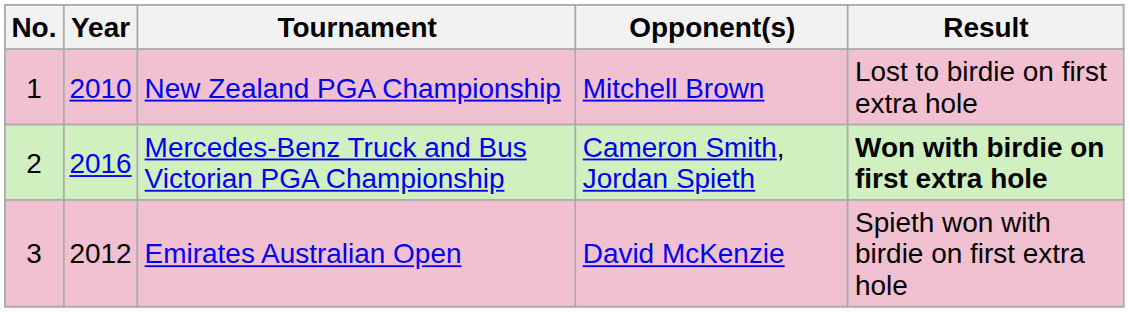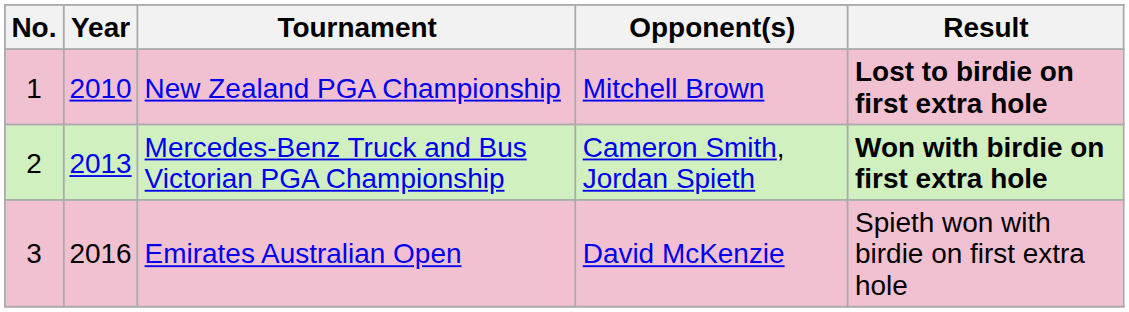(981, 87) normal -> (964, 87) bold
(101, 163) 2016 -> (101, 163) 2013
(101, 254) 2012 -> (101, 254) 2016
